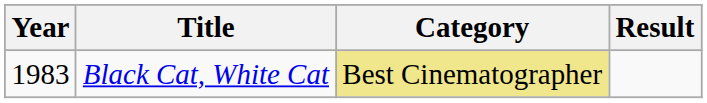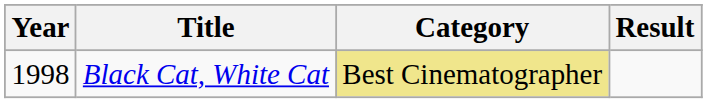(41, 73) 1983 -> (41, 73) 1998
